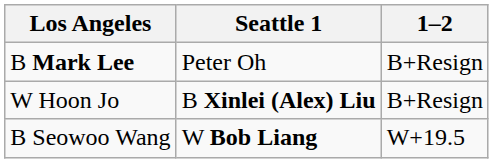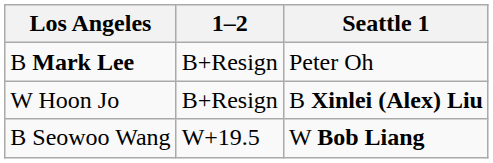columns swapped: (435, 23) <-> (279, 23)
